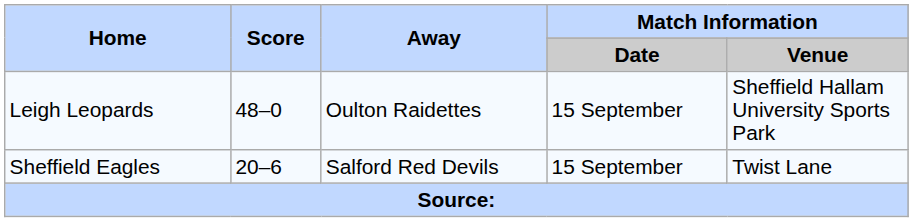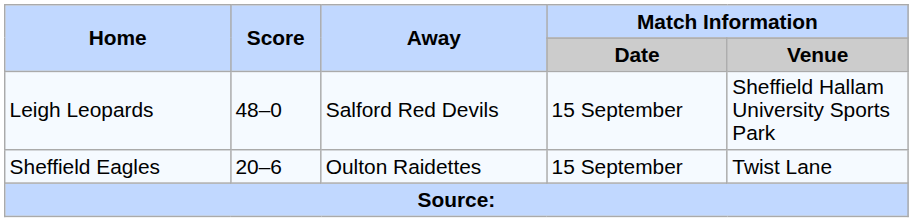(404, 111) Oulton Raidettes -> (412, 111) Salford Red Devils
(412, 167) Salford Red Devils -> (404, 167) Oulton Raidettes
